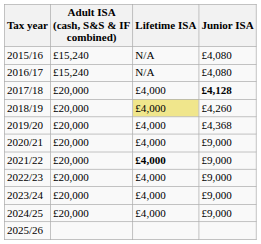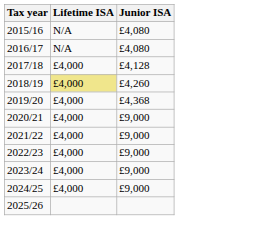- column: (92, 25)
(217, 90) bold -> (134, 65) normal
(151, 160) bold -> (68, 135) normal
